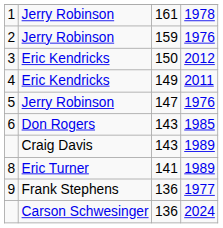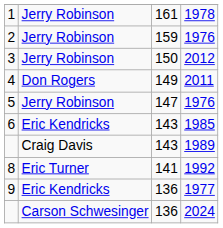(66, 59) Eric Kendricks -> (68, 59) Jerry Robinson
(66, 80) Eric Kendricks -> (58, 80) Don Rogers
(58, 124) Don Rogers -> (66, 124) Eric Kendricks
(200, 168) 1989 -> (200, 168) 1992
(70, 189) Frank Stephens -> (66, 189) Eric Kendricks
